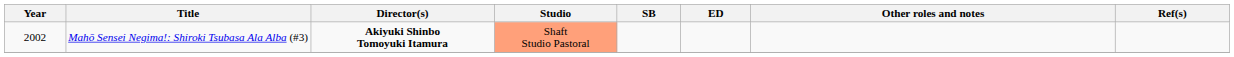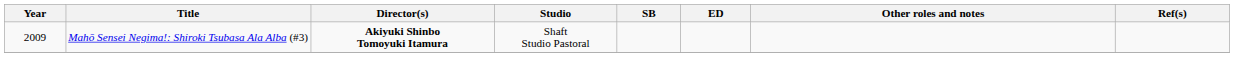(35, 37) 2002 -> (35, 37) 2009
(556, 37) lightsalmon background -> (556, 37) no background
